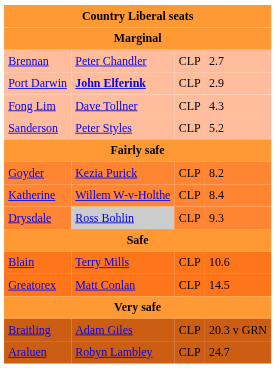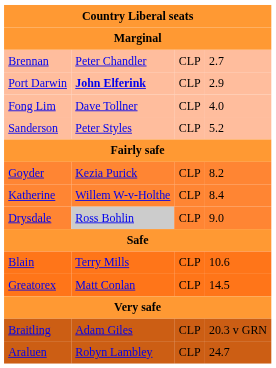(216, 105) 4.3 -> (216, 105) 4.0
(216, 217) 9.3 -> (216, 217) 9.0
